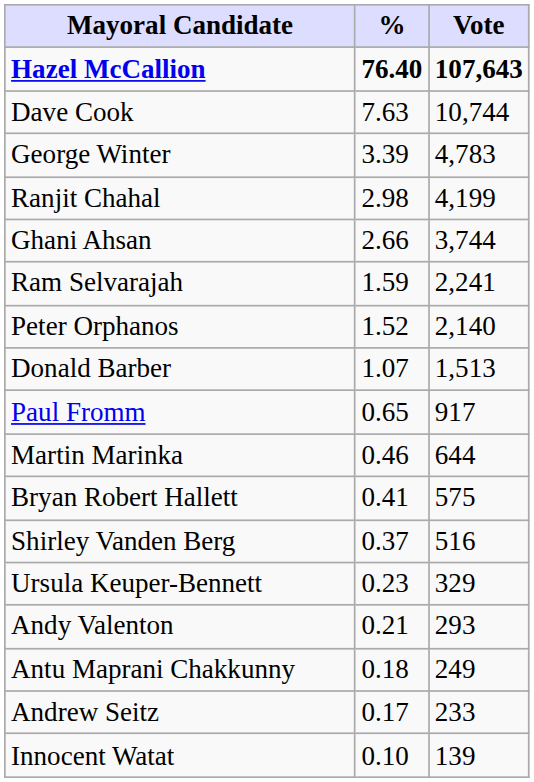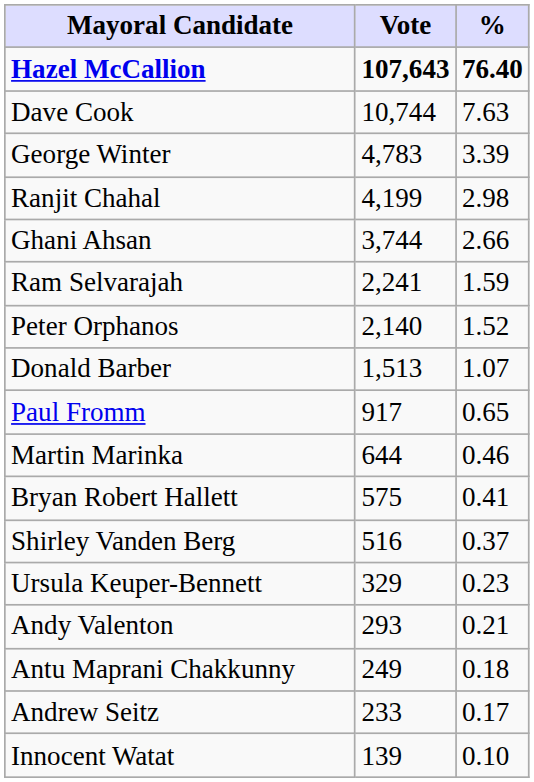columns swapped: (479, 25) <-> (392, 25)
